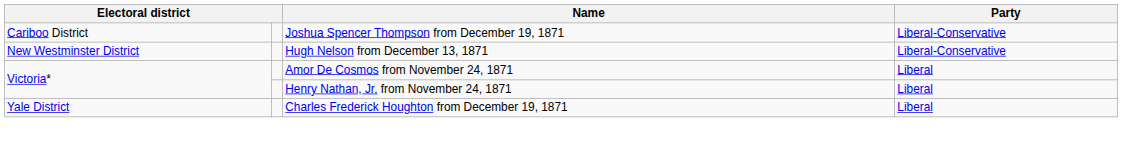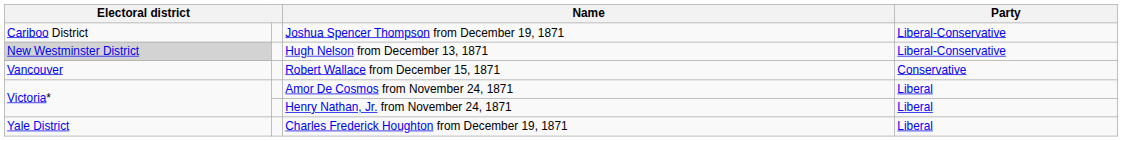(73, 51) no background -> (73, 51) lightgrey background
+ row: (393, 70)
